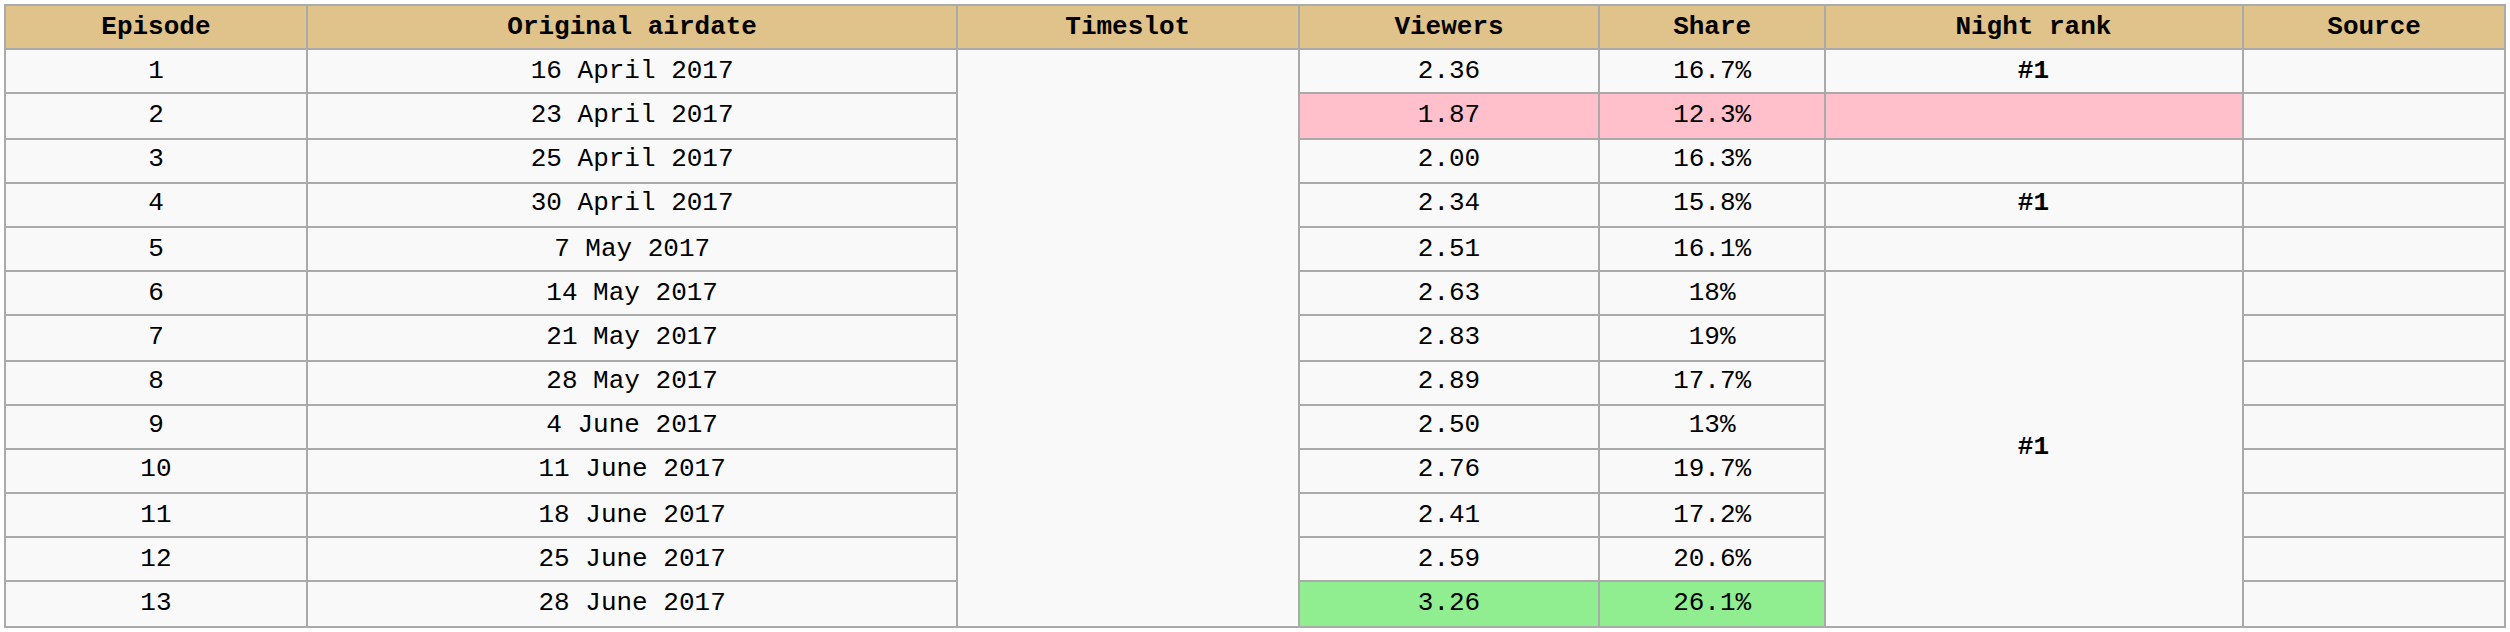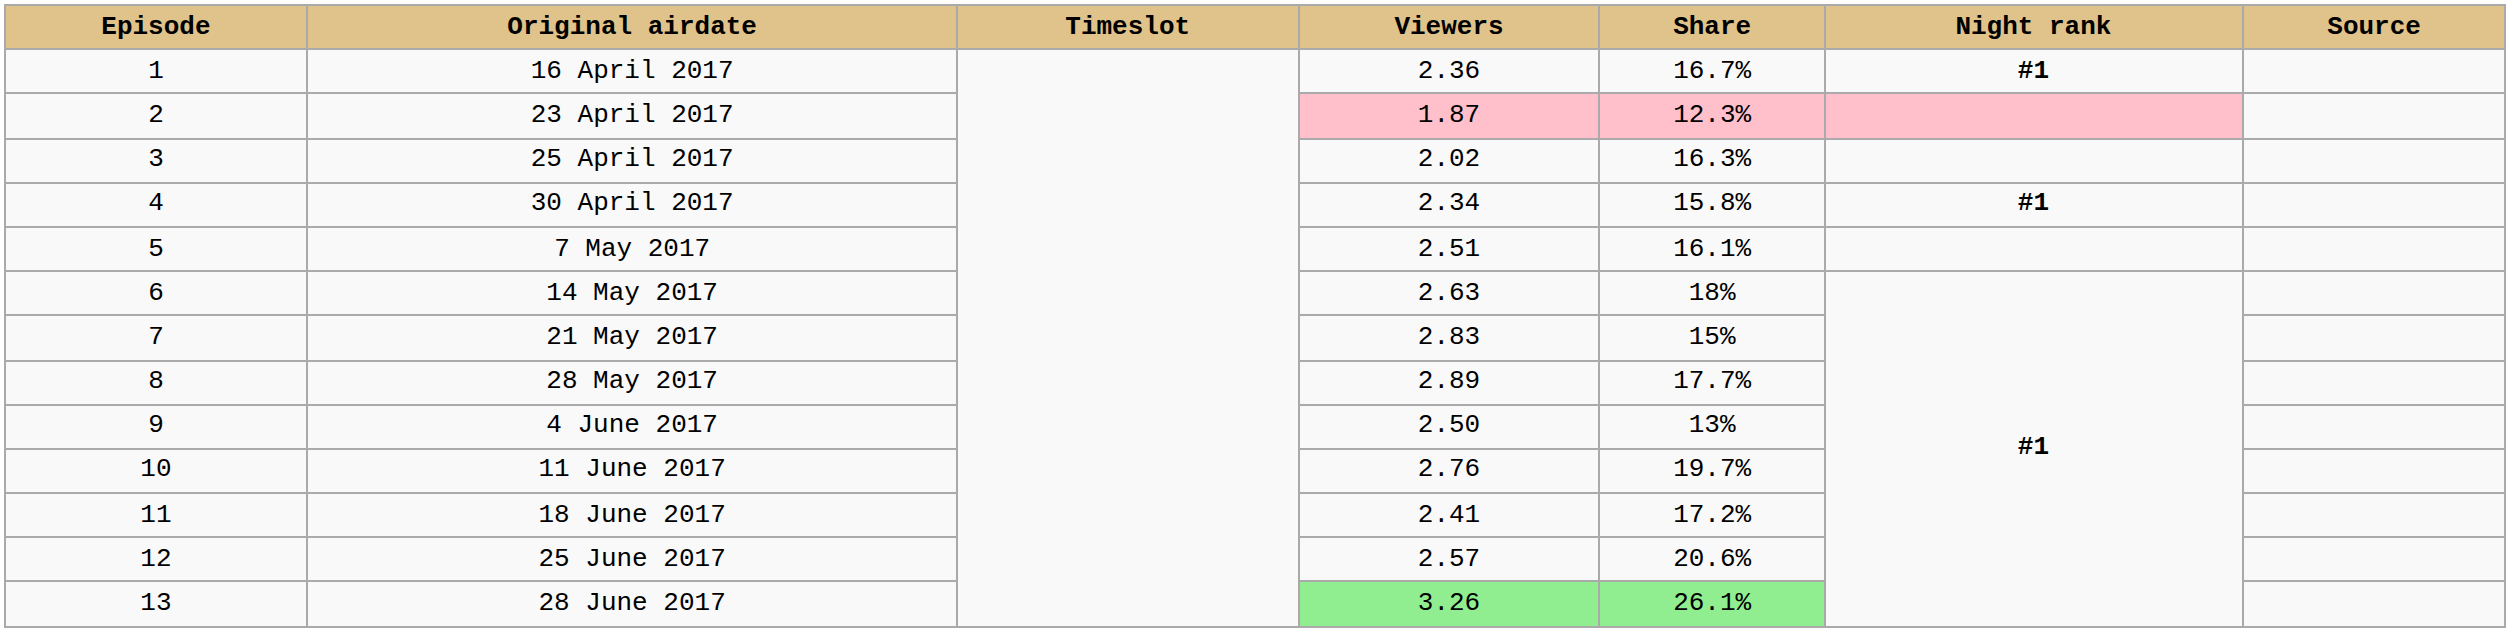(1449, 159) 2.00 -> (1449, 159) 2.02
(1712, 337) 19% -> (1712, 337) 15%
(1449, 559) 2.59 -> (1449, 559) 2.57
